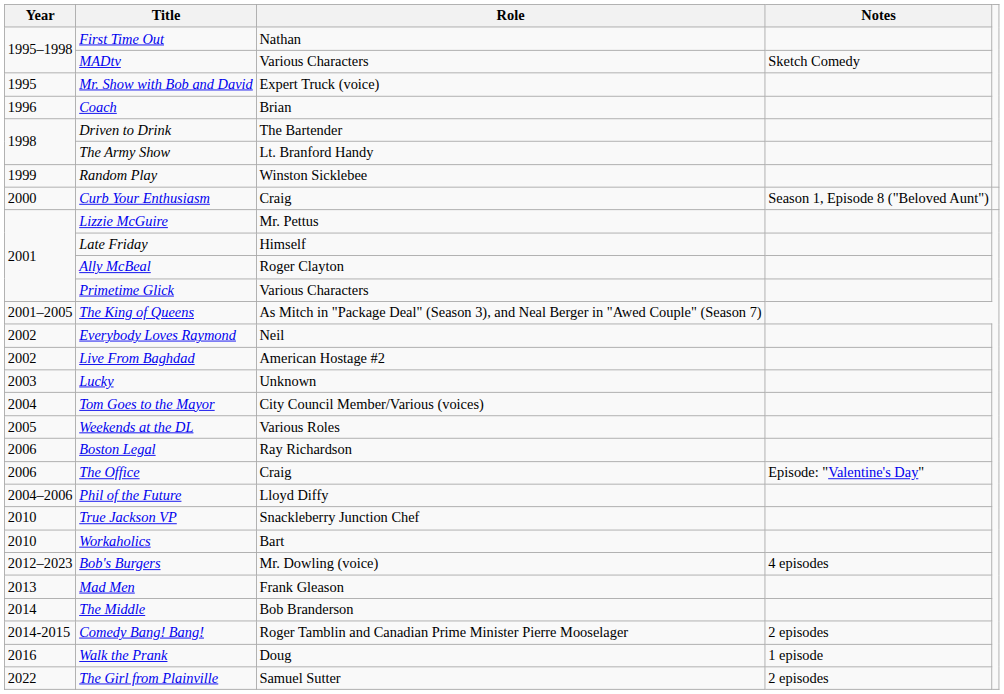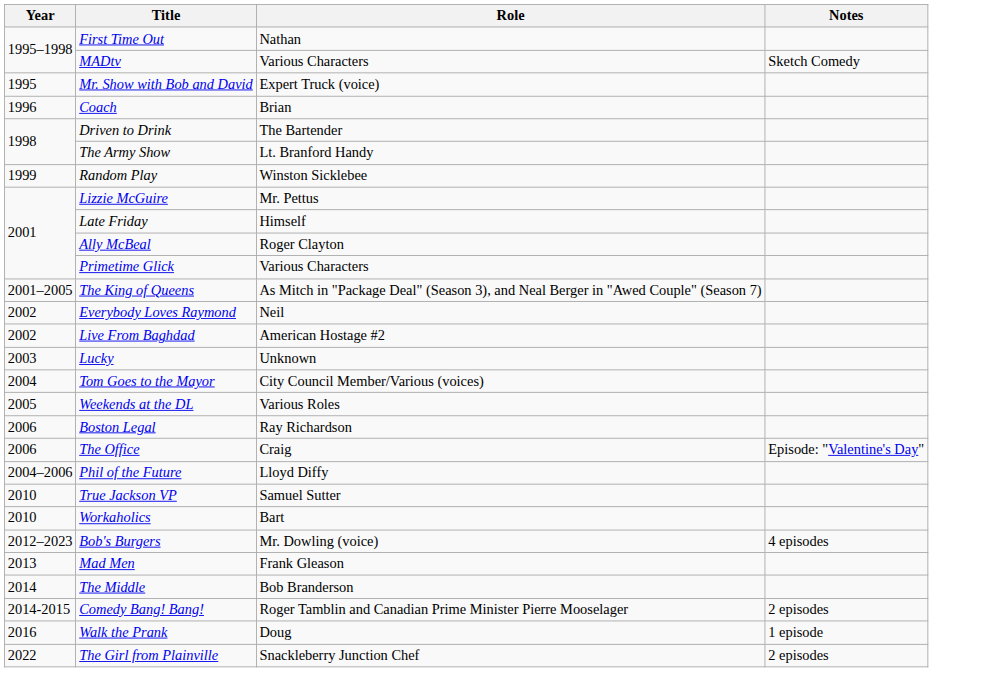- row: (145, 198)
(339, 518) Snackleberry Junction Chef -> (300, 495) Samuel Sutter
(300, 678) Samuel Sutter -> (339, 655) Snackleberry Junction Chef
